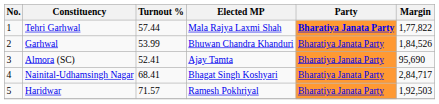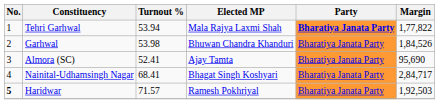(149, 28) 57.44 -> (149, 28) 53.94
(149, 44) 53.99 -> (149, 44) 53.98
(9, 91) normal -> (9, 91) bold
